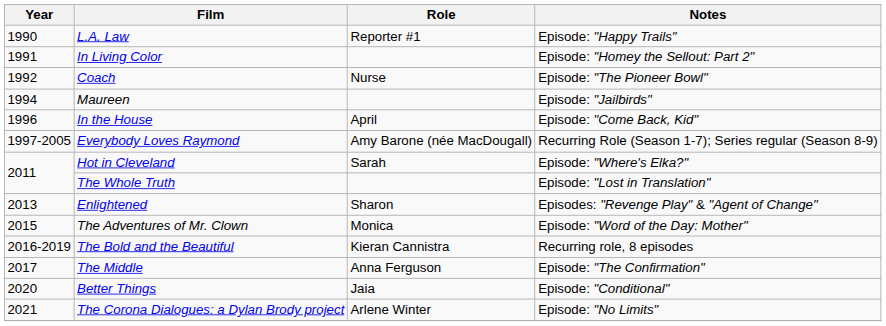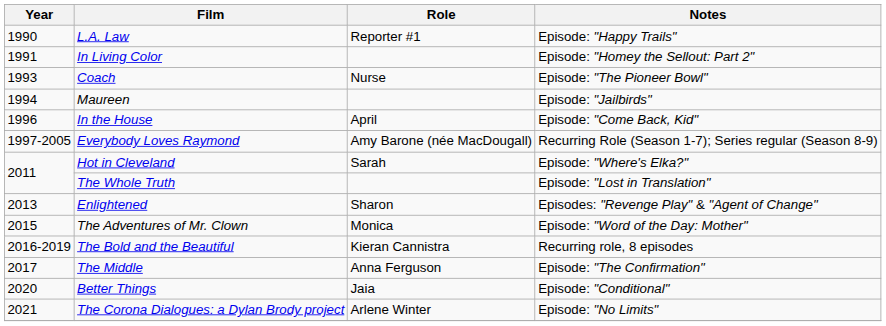(22, 78) 1992 -> (22, 78) 1993
